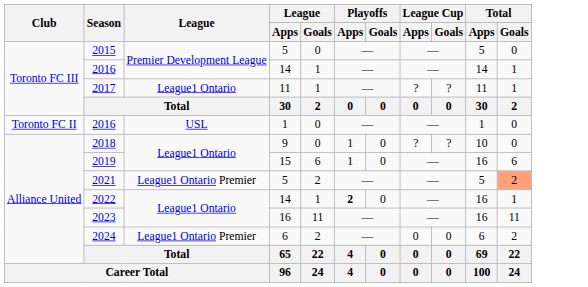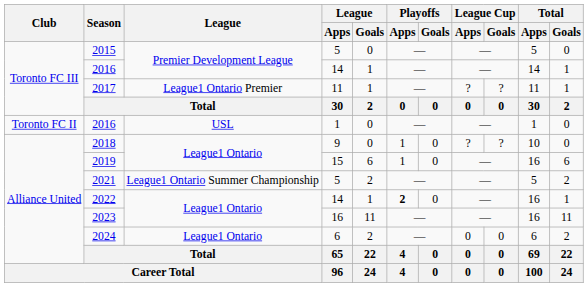(197, 87) League1 Ontario -> (223, 87) League1 Ontario Premier
(197, 180) League1 Ontario Premier -> (223, 180) League1 Ontario Summer Championship
(514, 180) lightsalmon background -> (567, 180) no background
(197, 236) League1 Ontario Premier -> (223, 236) League1 Ontario
